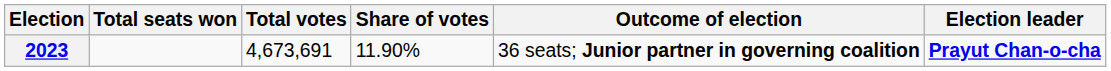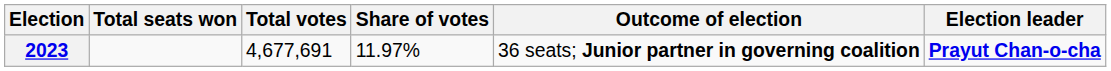(289, 50) 4,673,691 -> (289, 50) 4,677,691
(388, 50) 11.90% -> (388, 50) 11.97%
